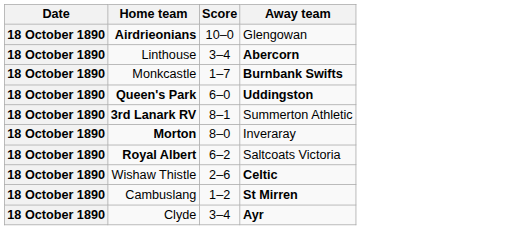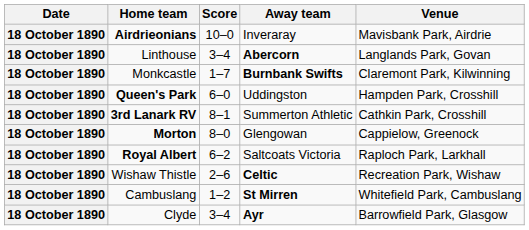+ column: (440, 14)
(275, 34) Glengowan -> (269, 34) Inveraray
(278, 94) bold -> (275, 94) normal
(269, 134) Inveraray -> (275, 134) Glengowan
